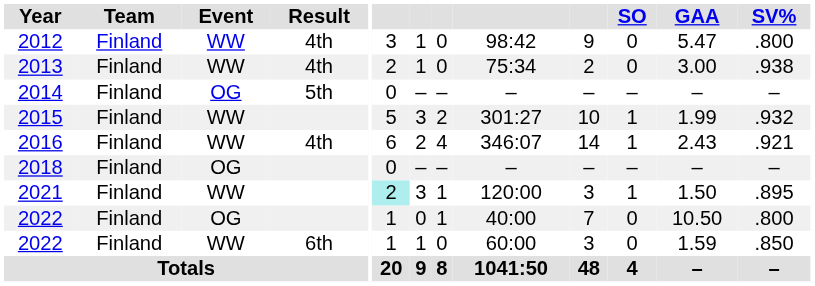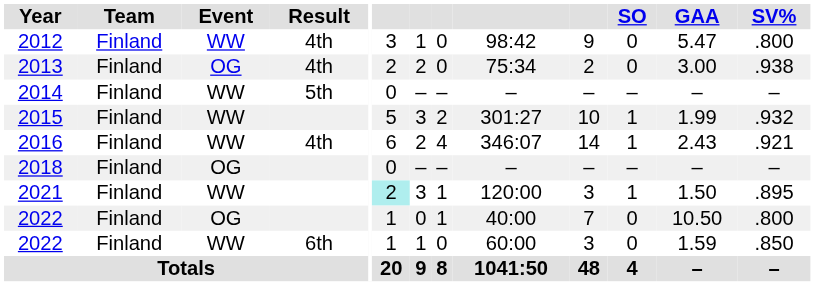(226, 66) WW -> (226, 66) OG
(421, 66) 1 -> (421, 66) 2
(226, 92) OG -> (226, 92) WW
